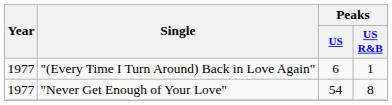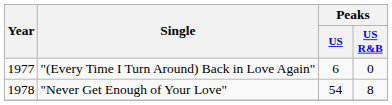(370, 68) 1 -> (370, 68) 0
(21, 89) 1977 -> (21, 89) 1978
